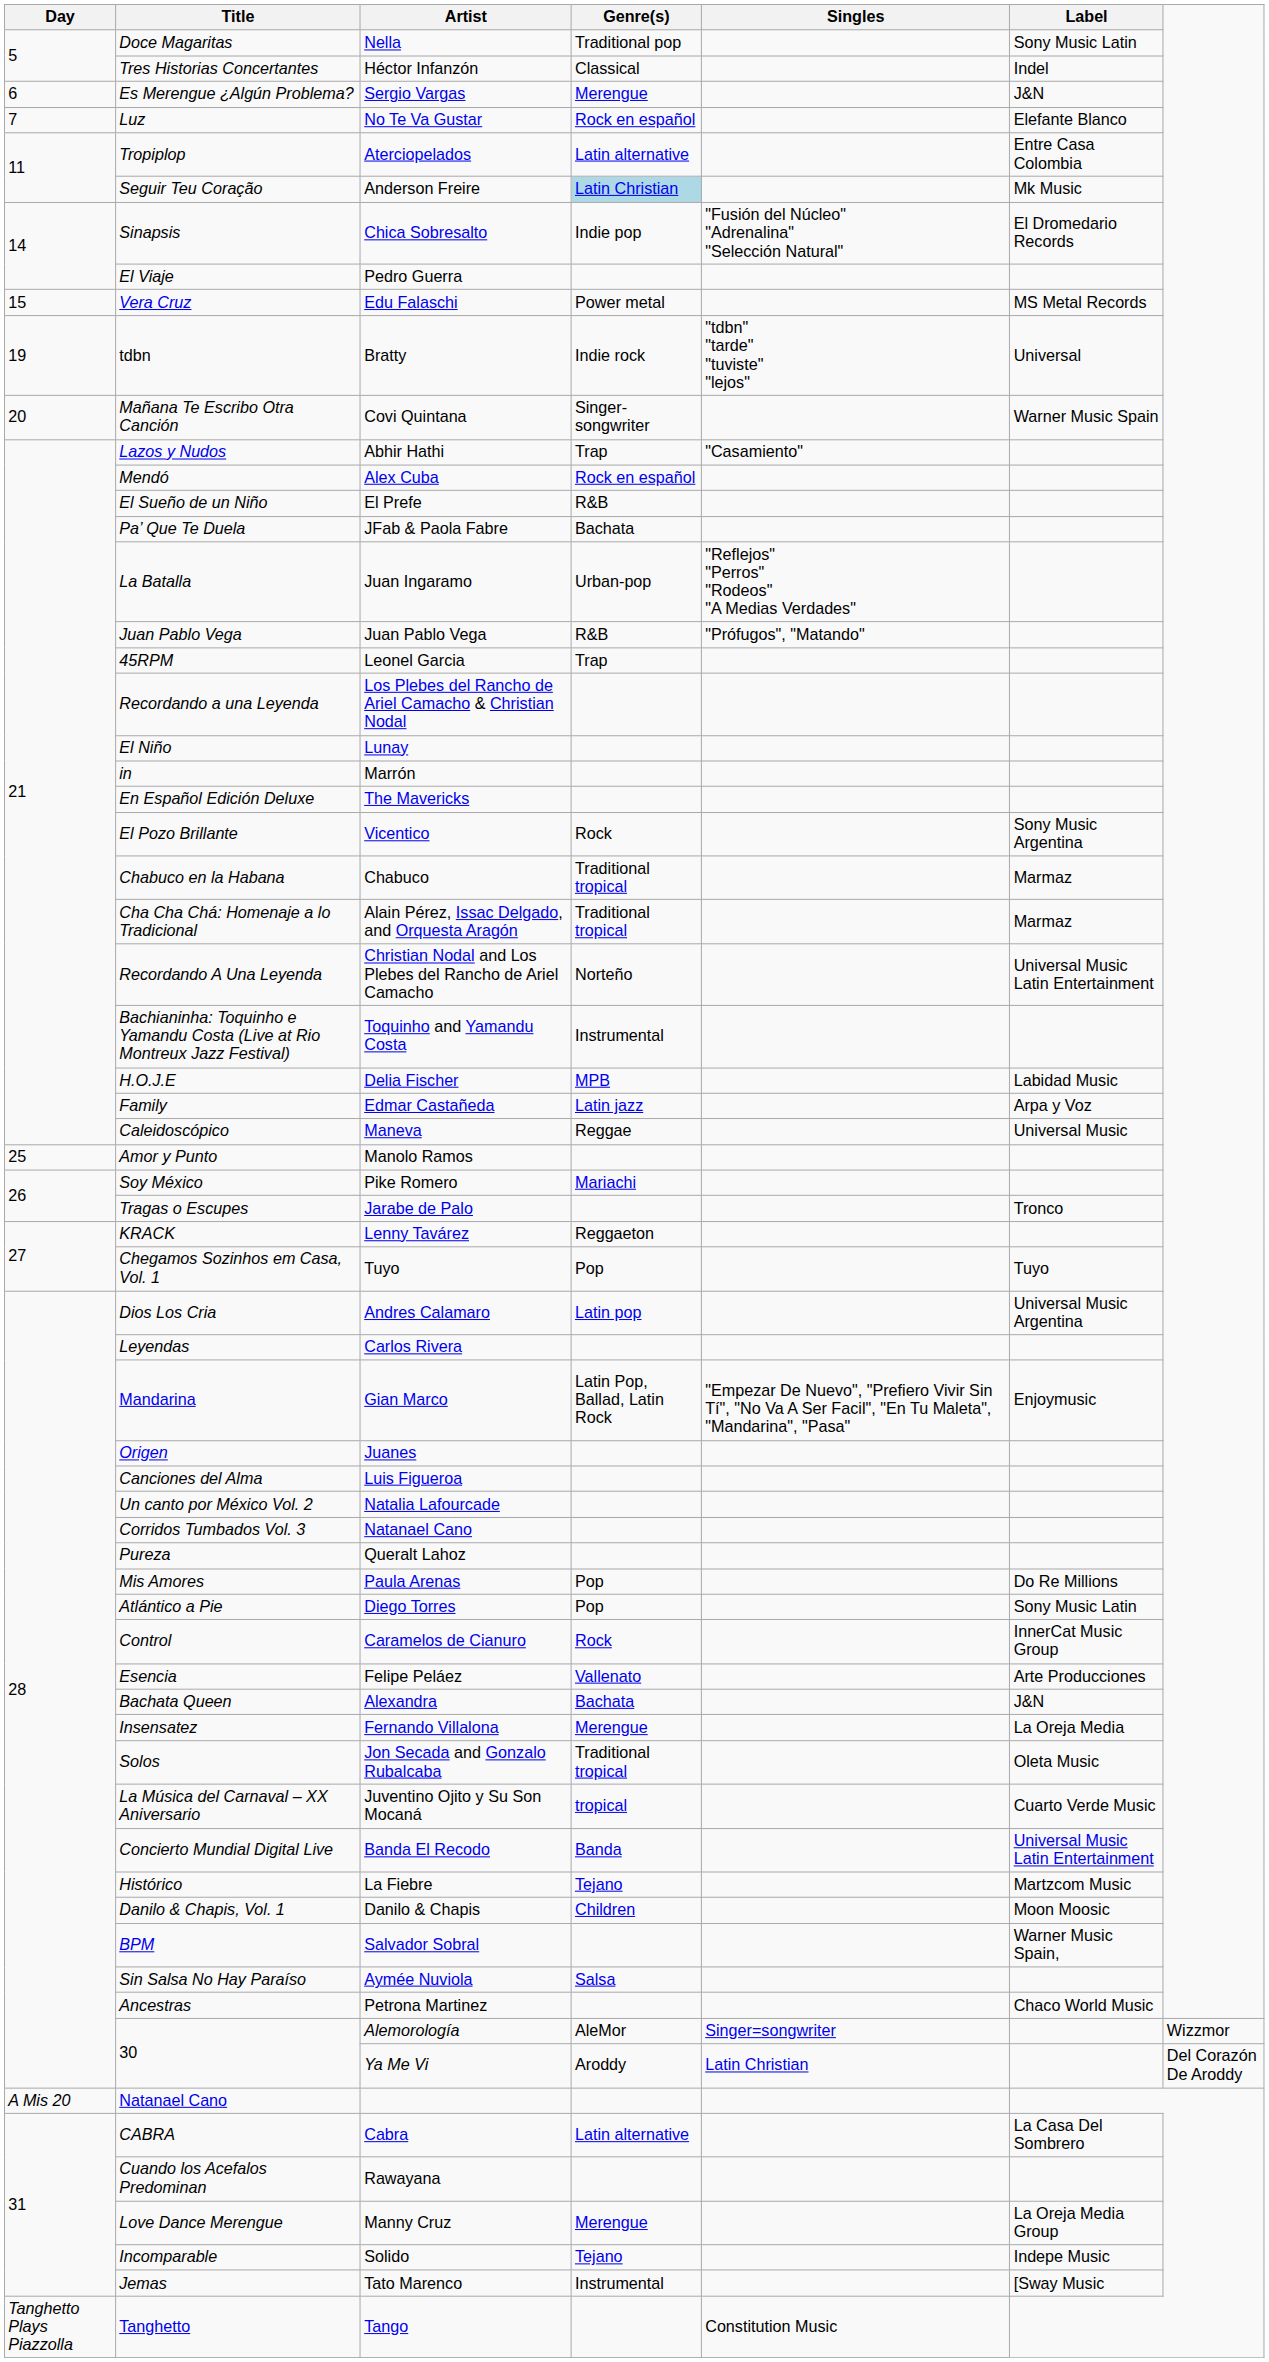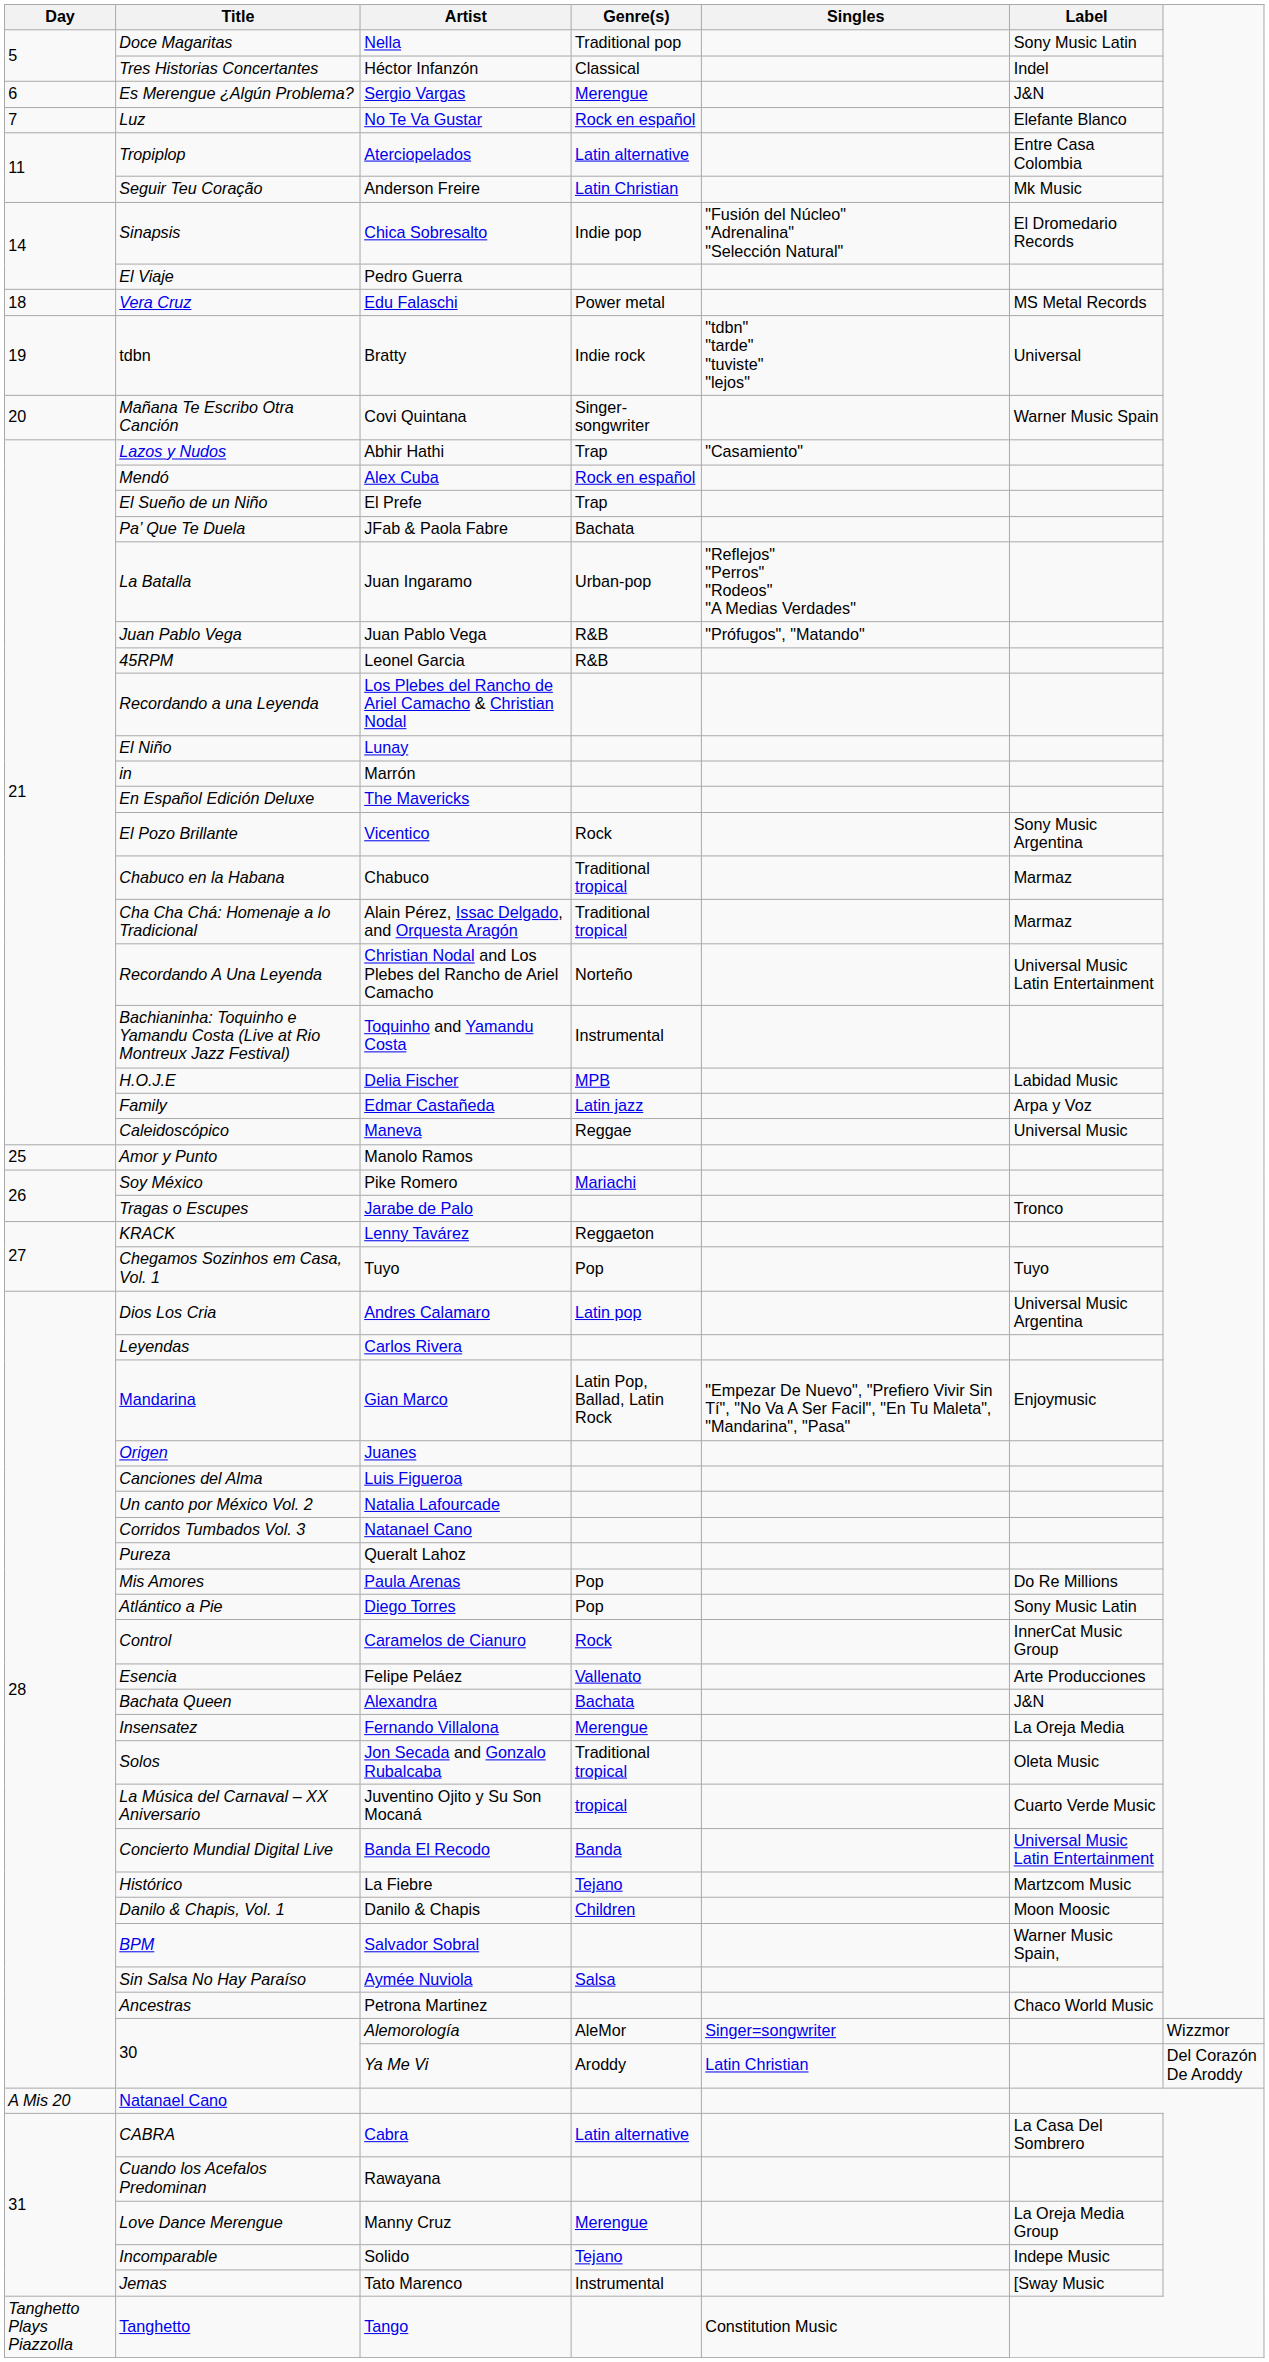(627, 189) lightblue background -> (627, 189) no background
(17, 302) 15 -> (17, 302) 18
(592, 503) R&B -> (591, 503) Trap
(591, 660) Trap -> (592, 660) R&B
